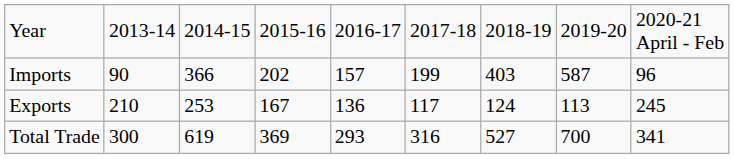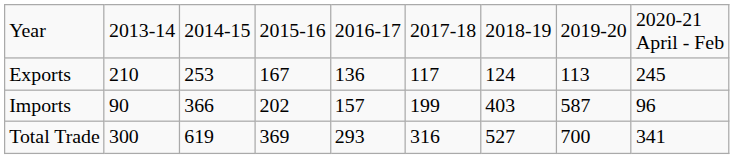rows swapped: (40, 105) <-> (40, 74)
